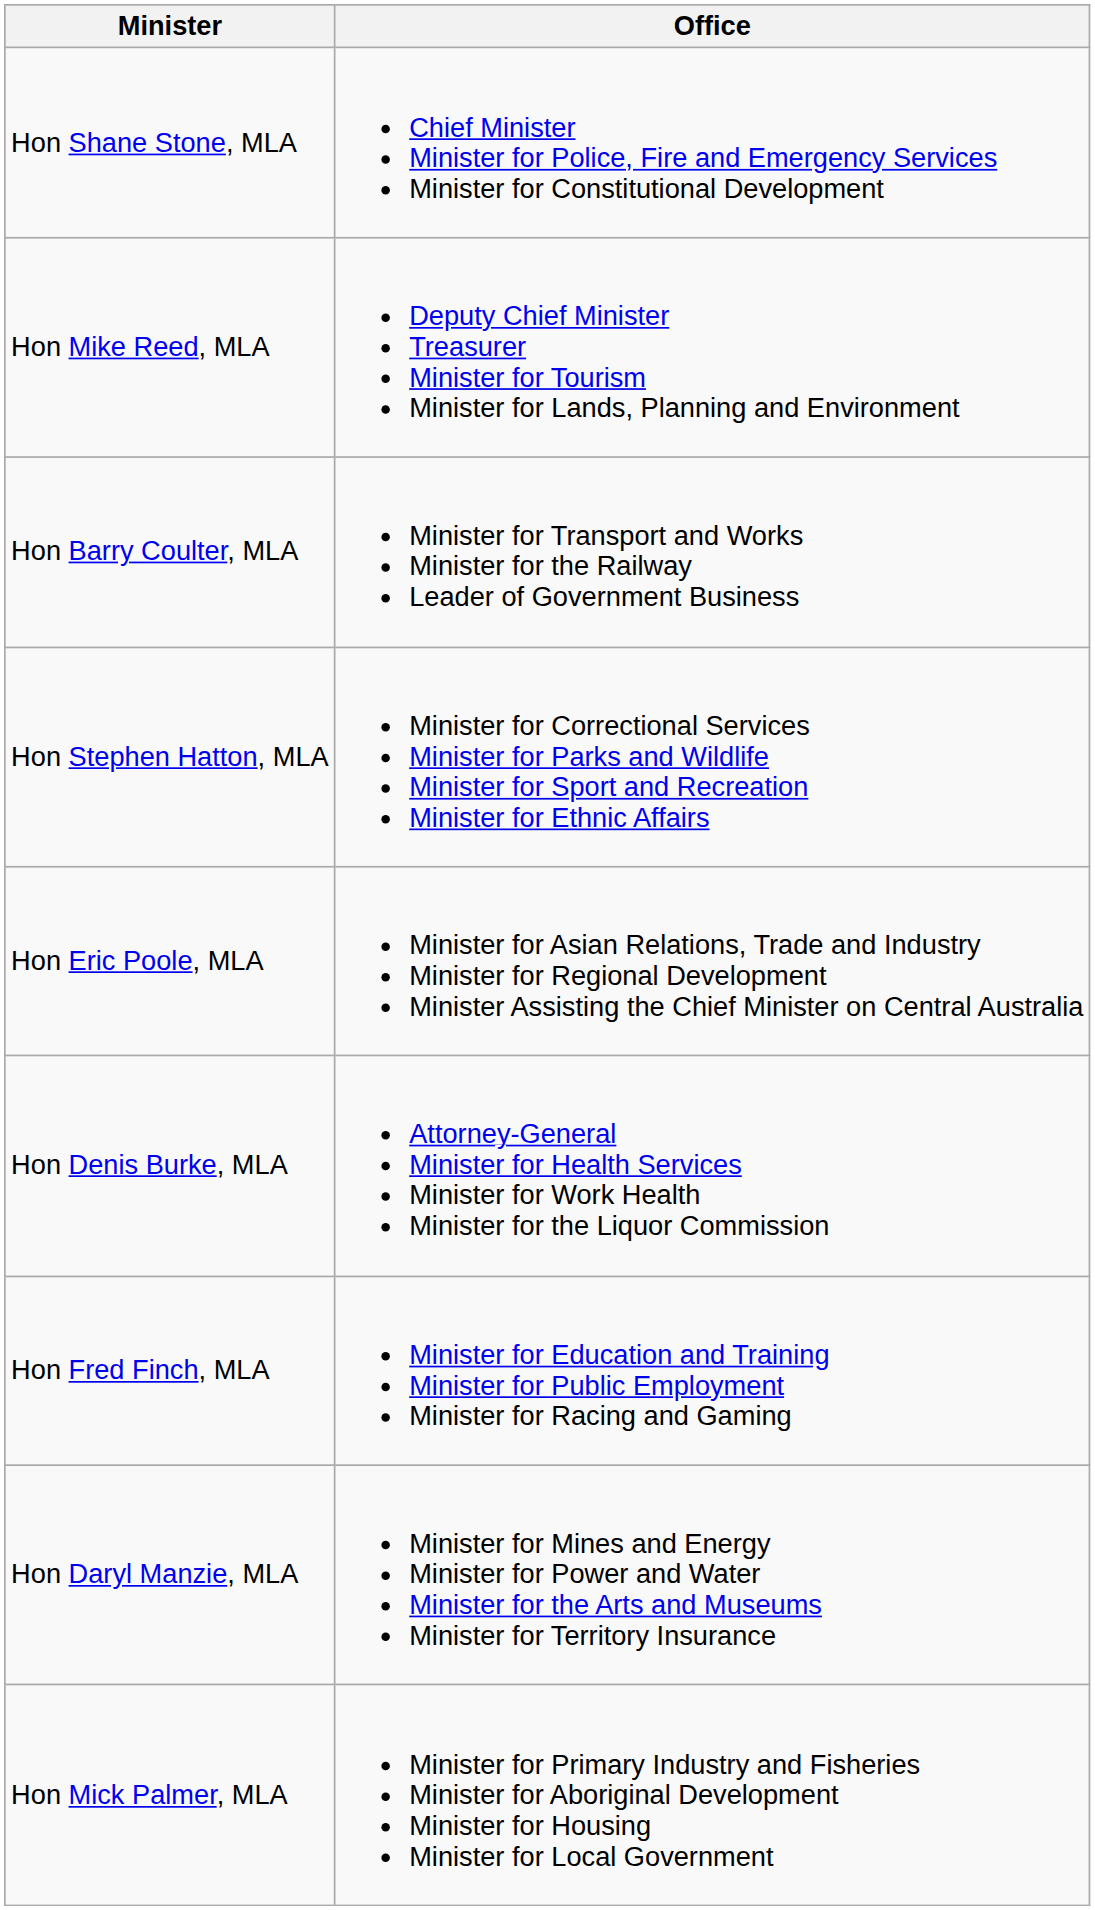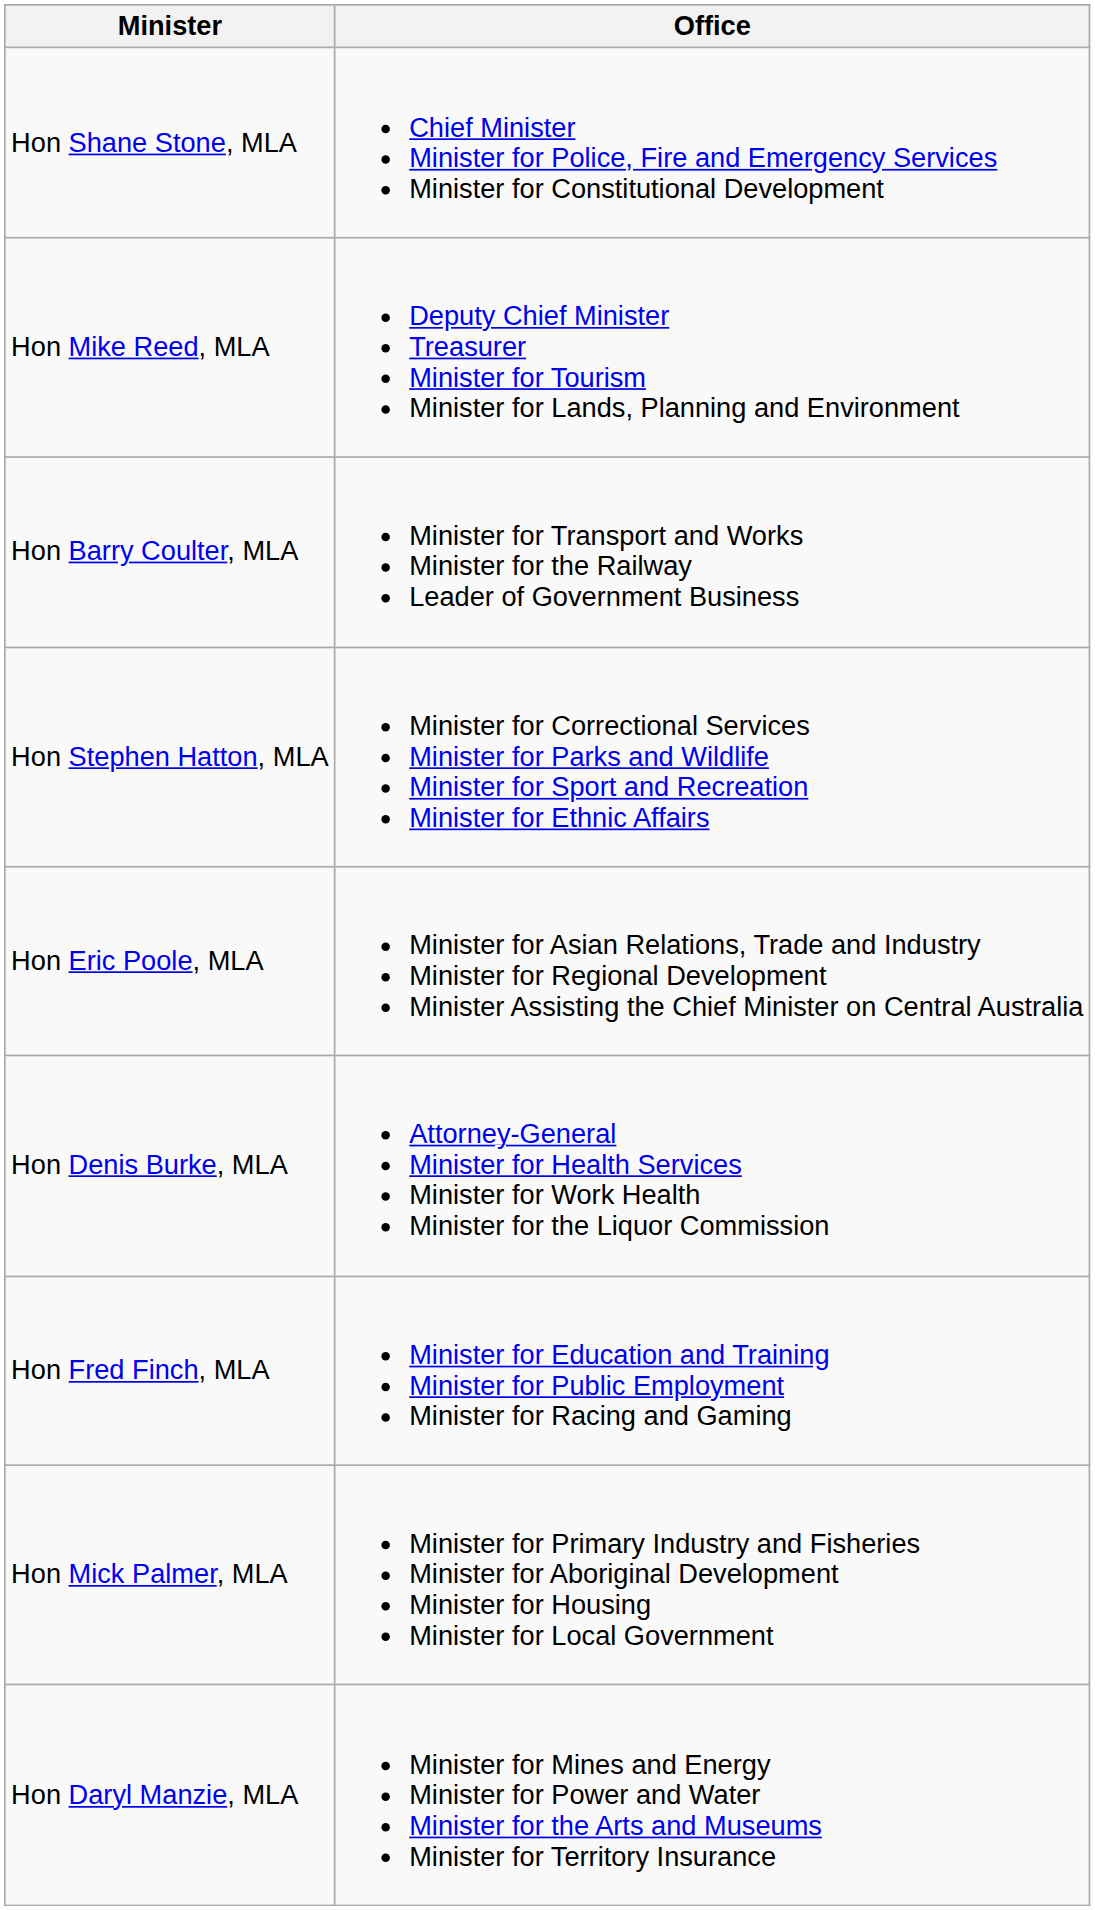rows swapped: (155, 1574) <-> (149, 1794)
